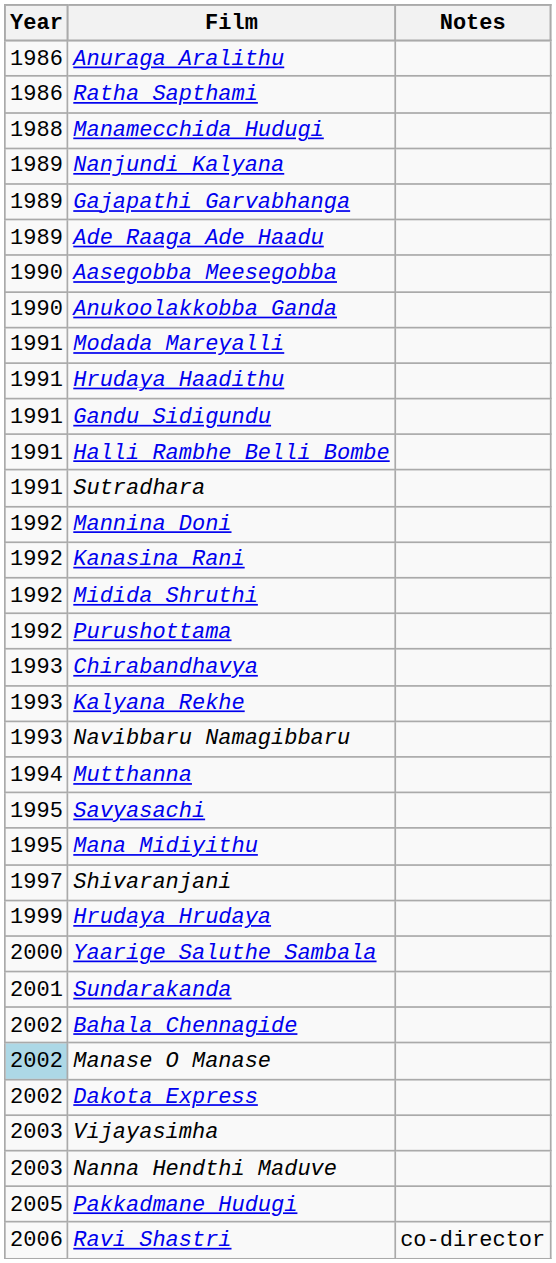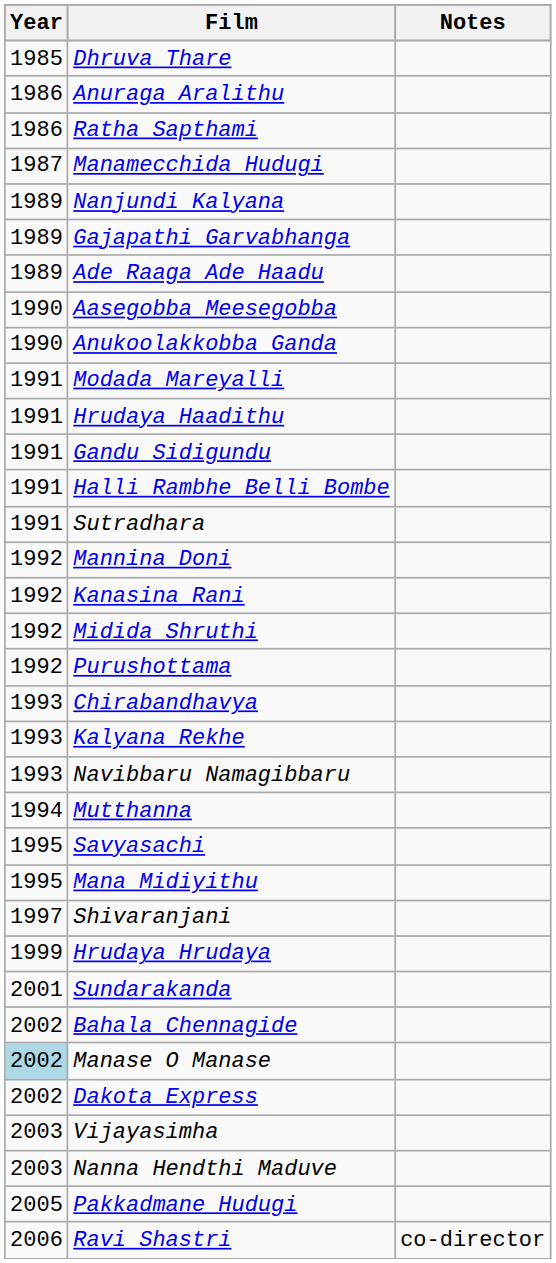+ row: (152, 59)
(36, 130) 1988 -> (36, 166) 1987
- row: (225, 954)
